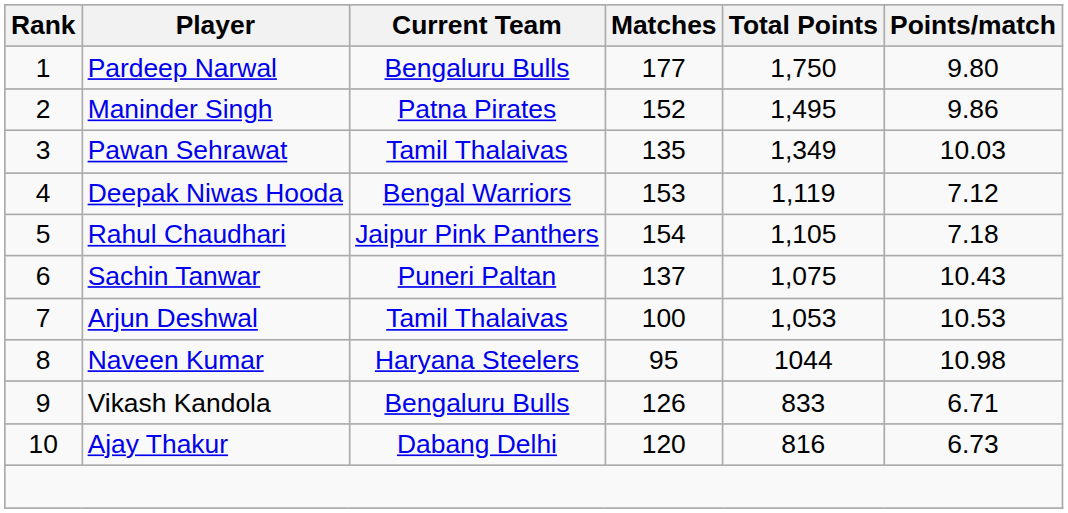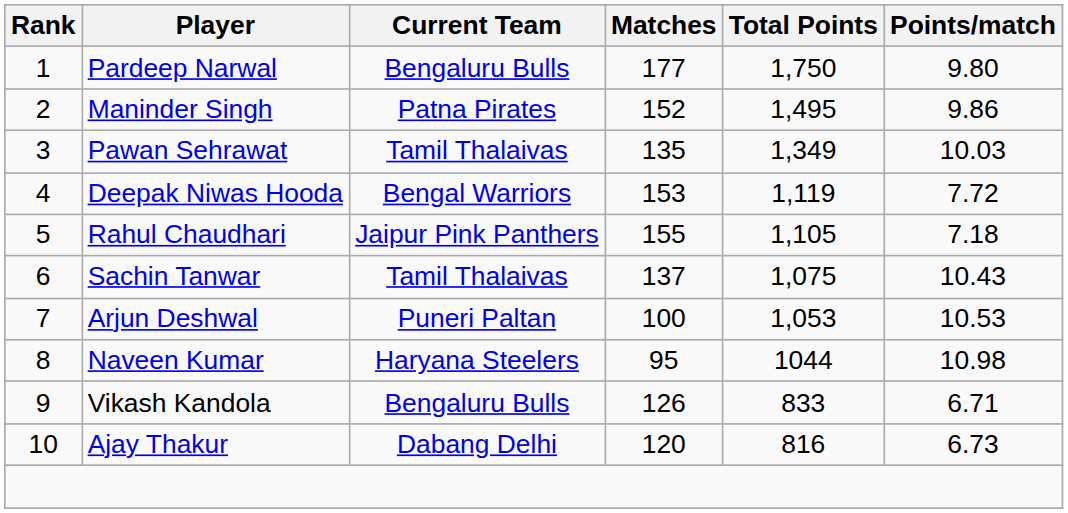(973, 192) 7.12 -> (973, 192) 7.72
(664, 234) 154 -> (664, 234) 155
(477, 276) Puneri Paltan -> (477, 276) Tamil Thalaivas
(477, 318) Tamil Thalaivas -> (477, 318) Puneri Paltan
